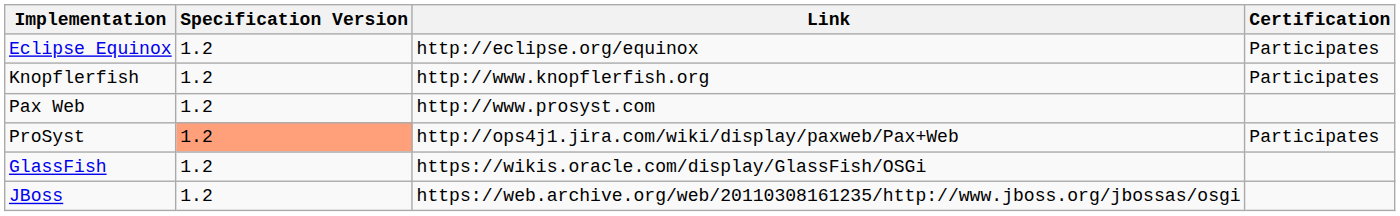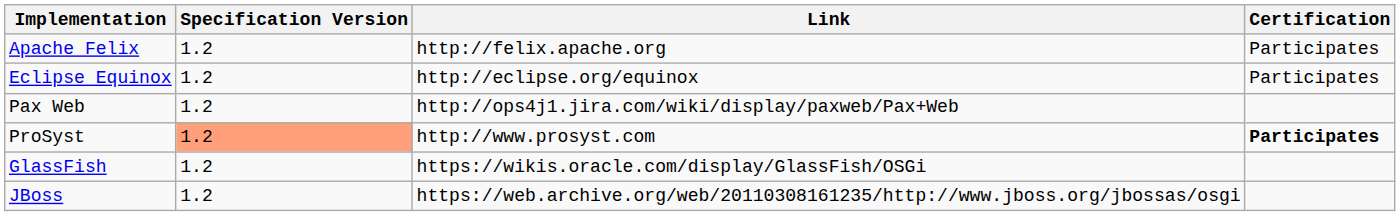+ row: (74, 49)
- row: (74, 78)
(536, 108) http://www.prosyst.com -> (688, 108) http://ops4j1.jira.com/wiki/display/paxweb/Pax+Web
(688, 137) http://ops4j1.jira.com/wiki/display/paxweb/Pax+Web -> (536, 137) http://www.prosyst.com
(1314, 137) normal -> (1314, 137) bold
